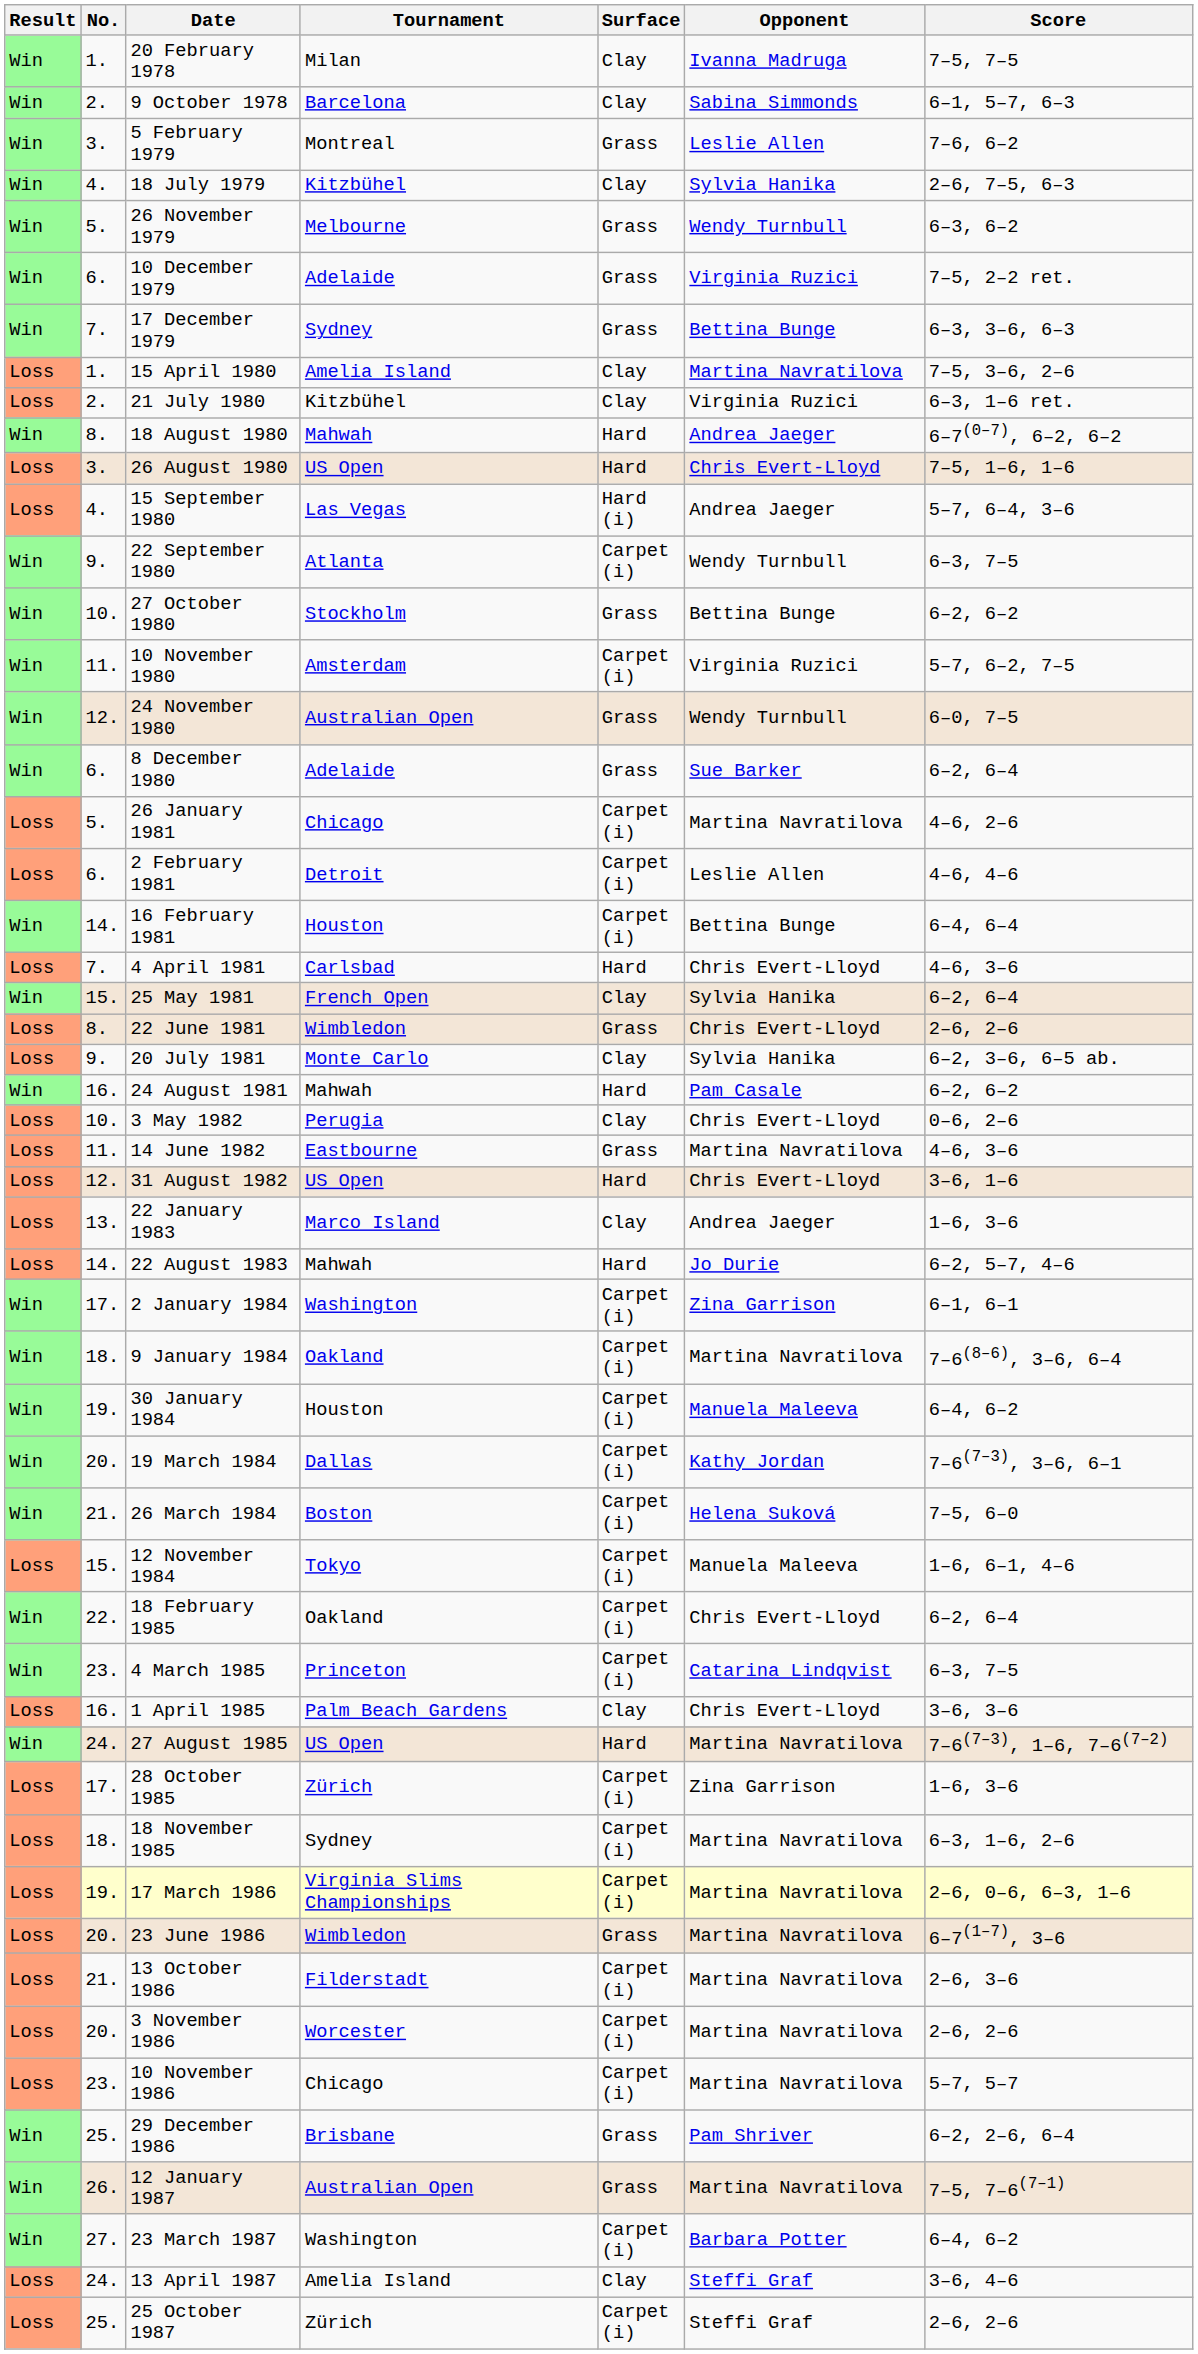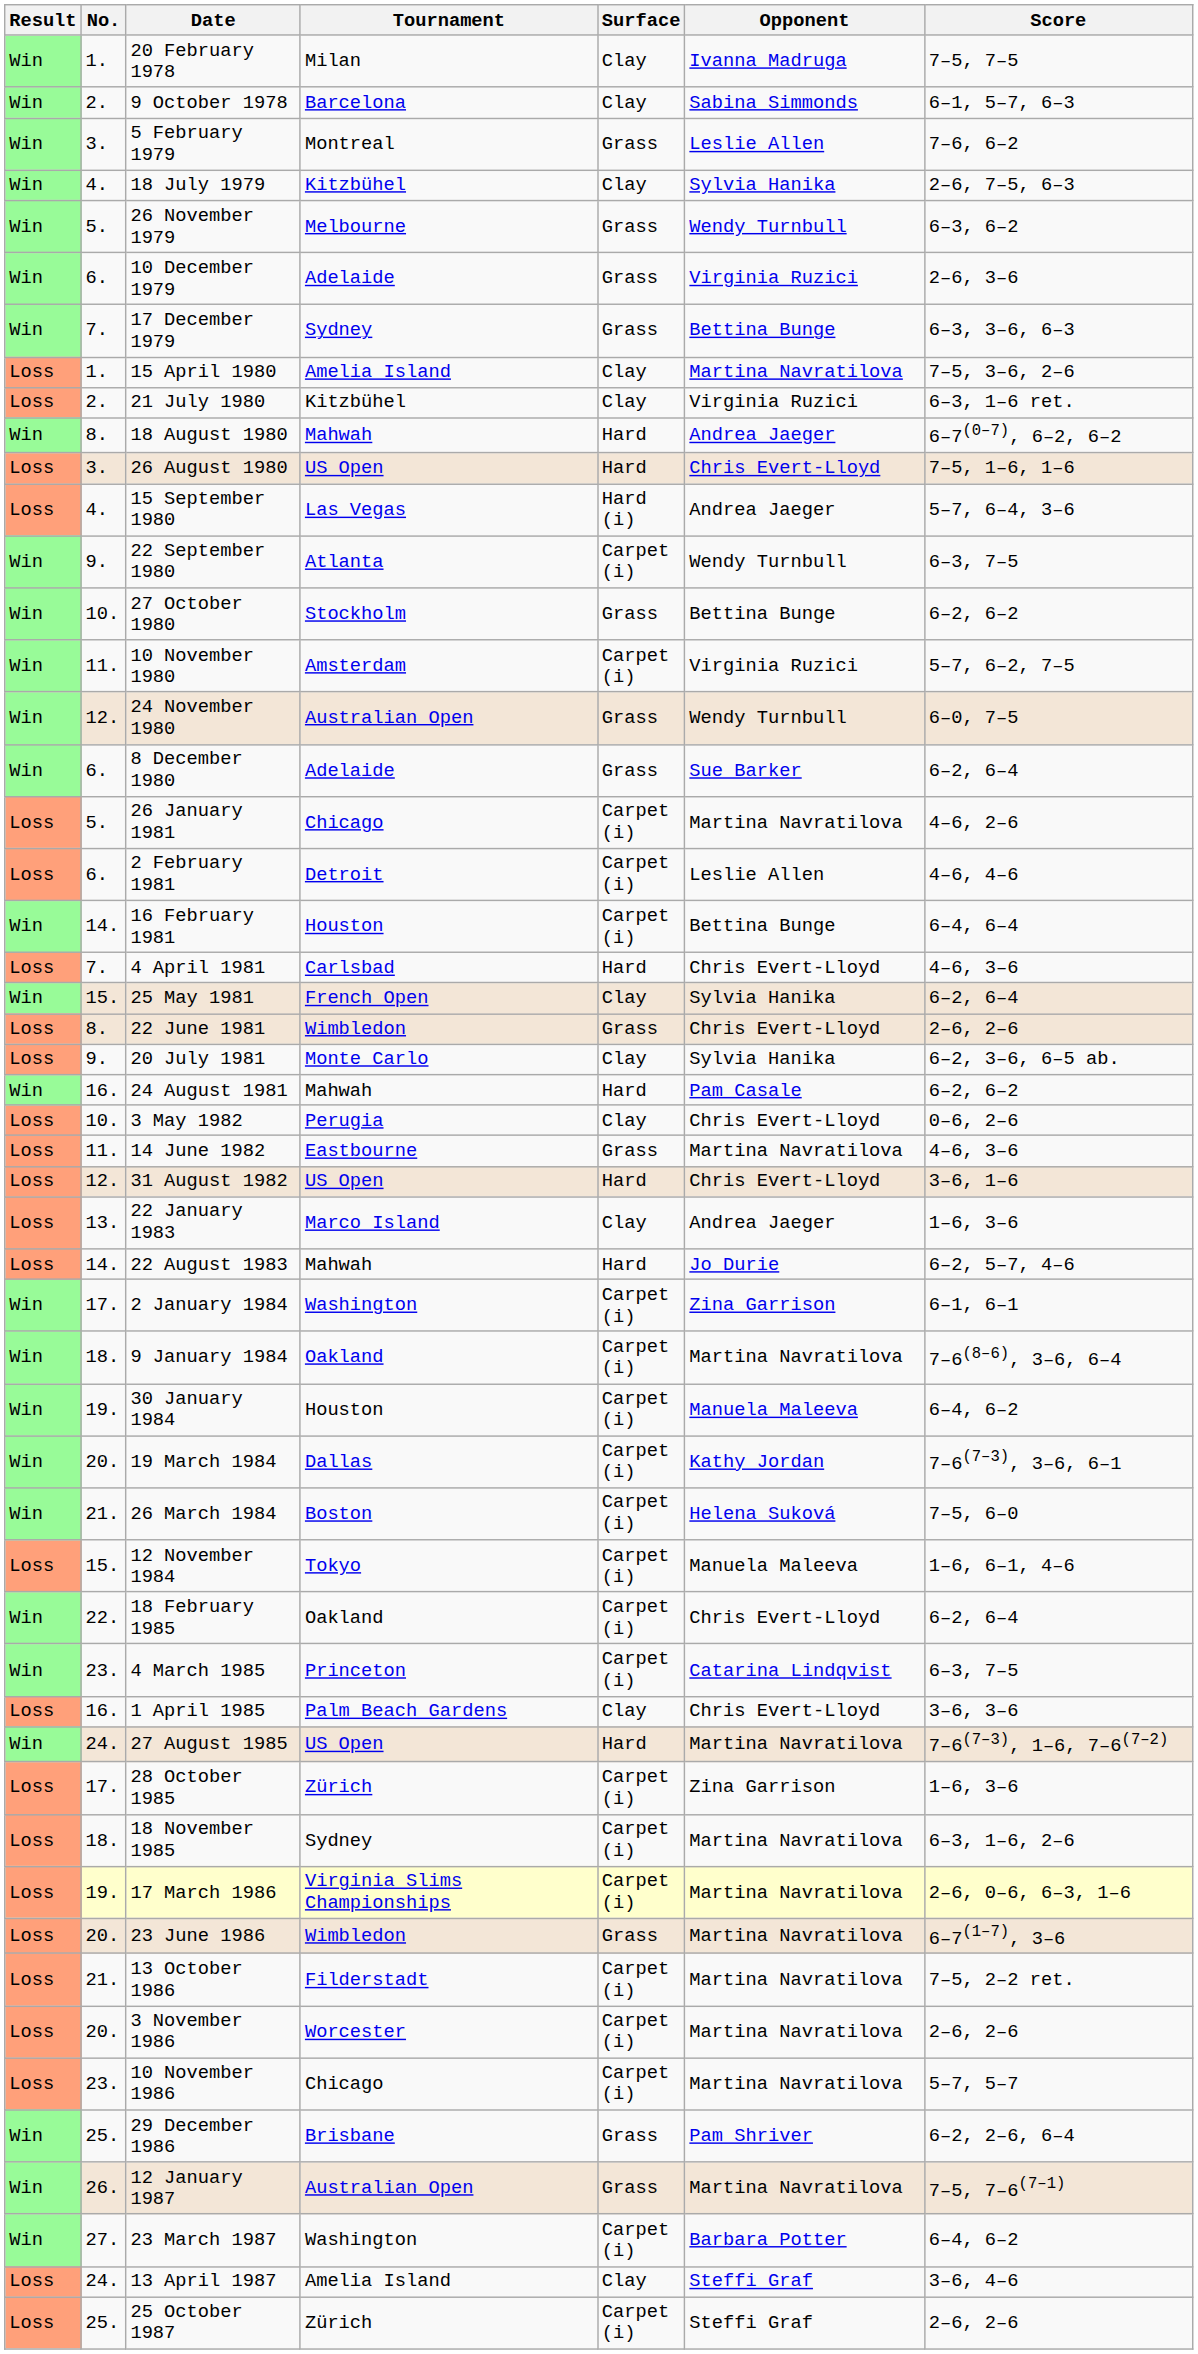(1002, 279) 7–5, 2–2 ret. -> (974, 279) 2–6, 3–6
(974, 1980) 2–6, 3–6 -> (1002, 1980) 7–5, 2–2 ret.
